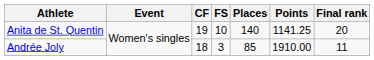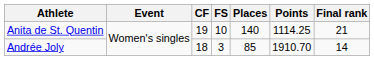(292, 30) 1141.25 -> (292, 30) 1114.25
(342, 30) 20 -> (342, 30) 21
(292, 47) 1910.00 -> (292, 47) 1910.70
(342, 47) 11 -> (342, 47) 14
